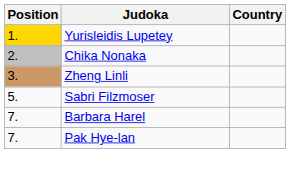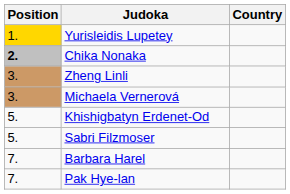(13, 55) normal -> (13, 55) bold
+ row: (122, 96)
+ row: (137, 117)
